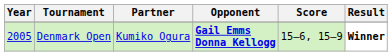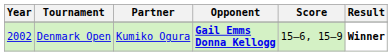(19, 36) 2005 -> (19, 36) 2002
